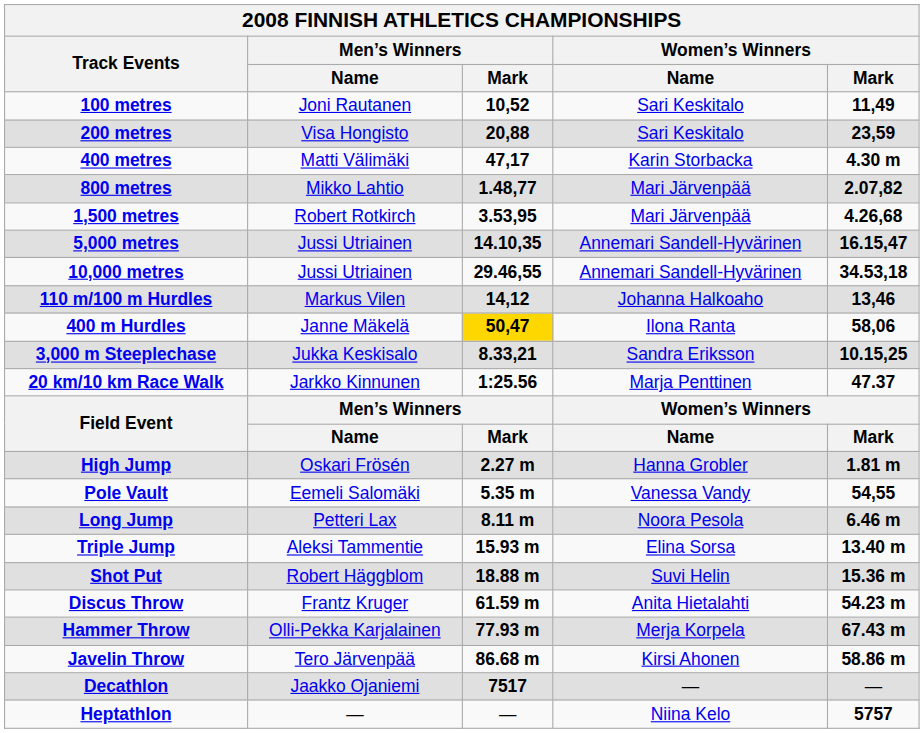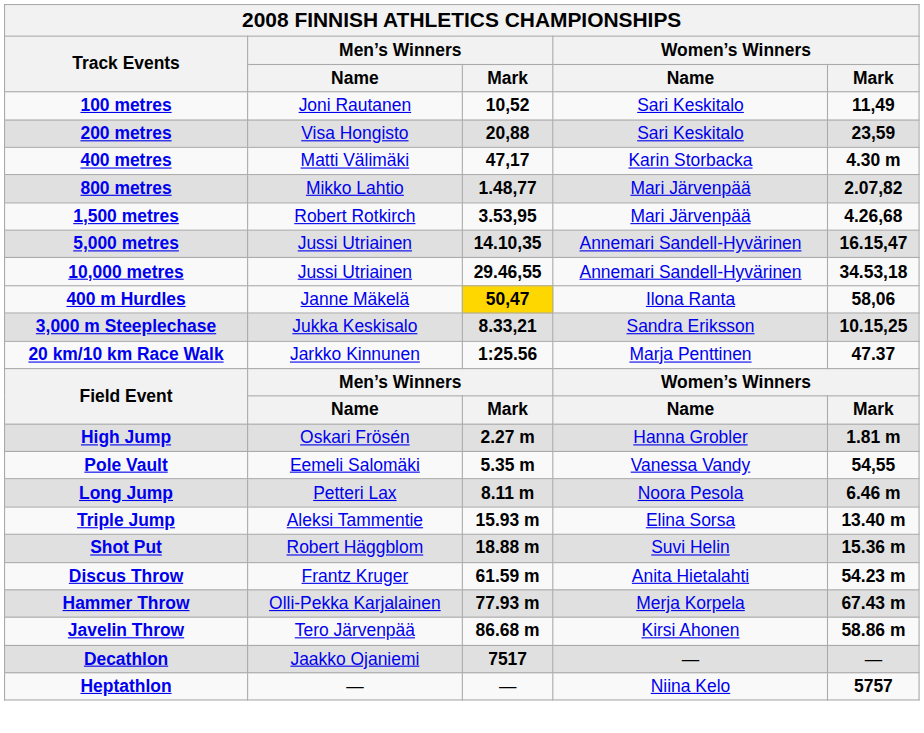- row: (126, 299)
